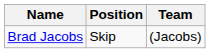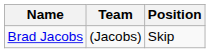columns swapped: (116, 15) <-> (175, 15)
